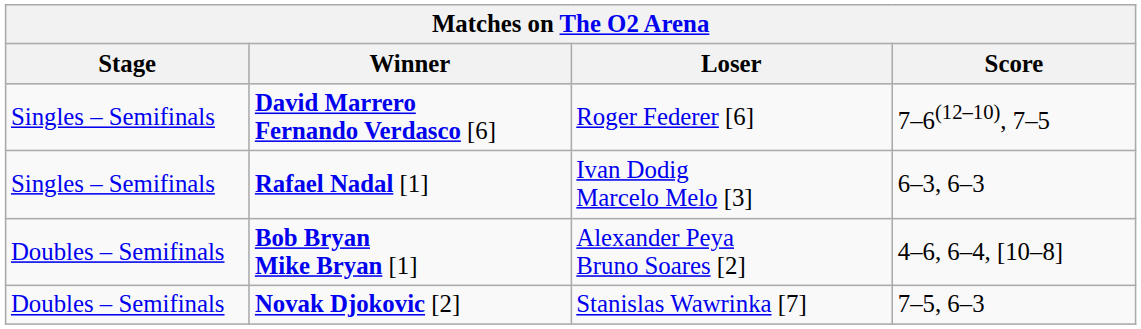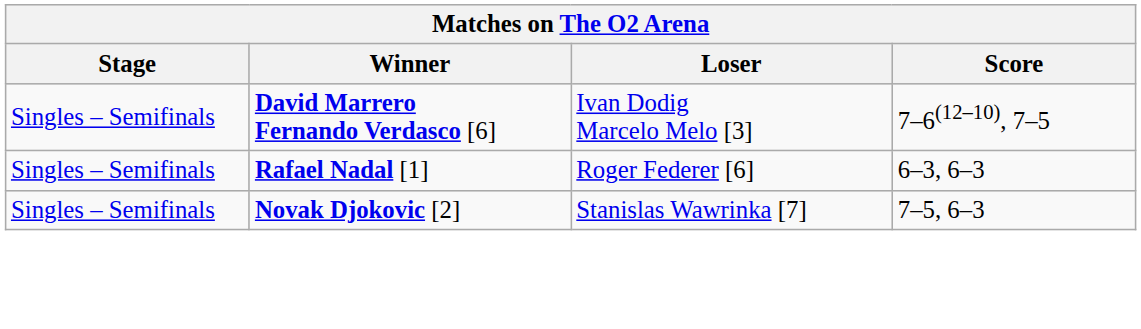(665, 116) Roger Federer [6] -> (664, 116) Ivan Dodig Marcelo Melo [3]
(664, 184) Ivan Dodig Marcelo Melo [3] -> (665, 170) Roger Federer [6]
- row: (336, 251)
(118, 304) Doubles – Semifinals -> (113, 209) Singles – Semifinals
